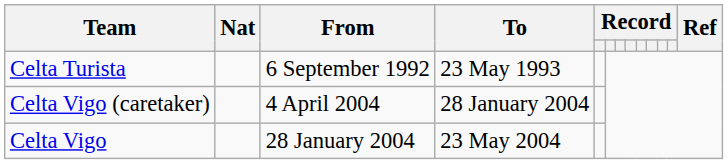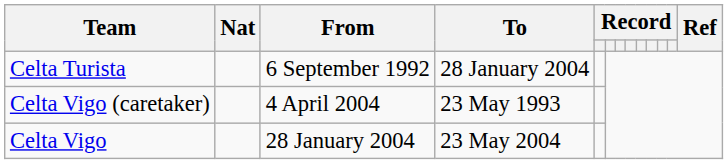(500, 68) 23 May 1993 -> (515, 68) 28 January 2004
(515, 104) 28 January 2004 -> (500, 104) 23 May 1993
